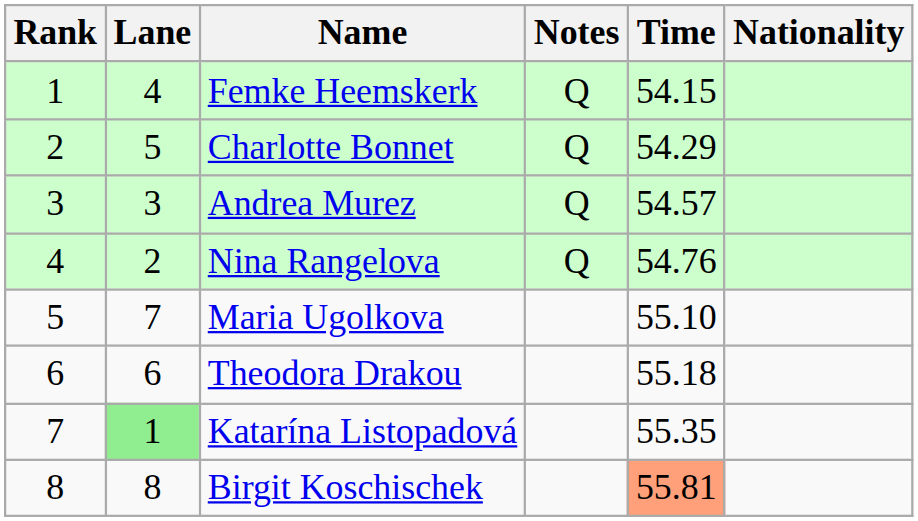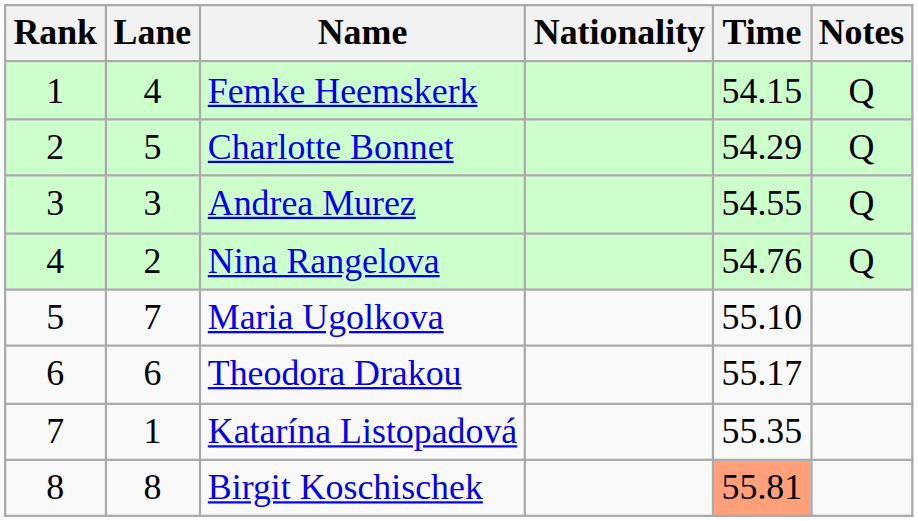columns swapped: (819, 32) <-> (577, 32)
(676, 203) 54.57 -> (762, 203) 54.55
(676, 373) 55.18 -> (762, 373) 55.17
(152, 430) lightgreen background -> (152, 430) no background
